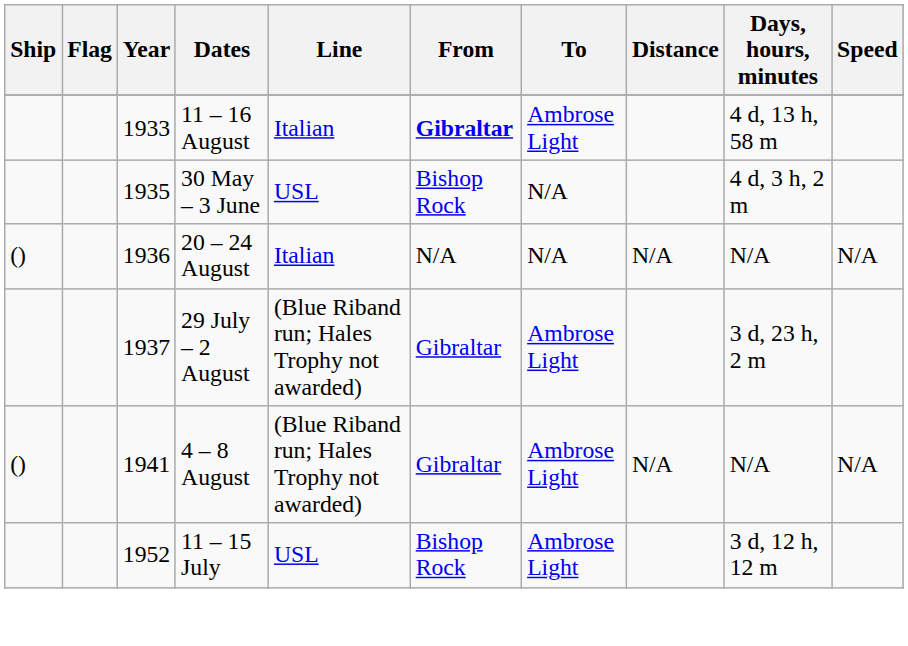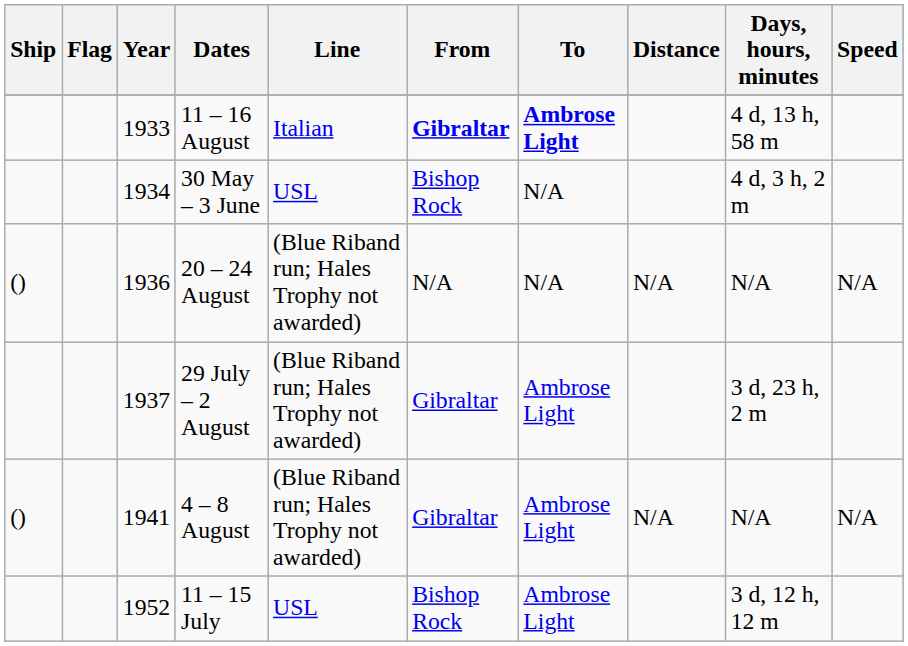(571, 127) normal -> (569, 127) bold
(147, 191) 1935 -> (147, 191) 1934
(304, 255) Italian -> (337, 282) (Blue Riband run; Hales Trophy not awarded)
